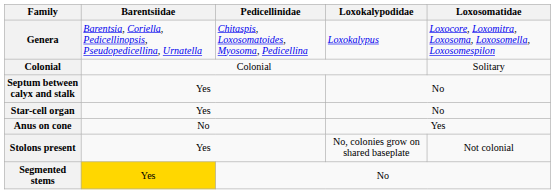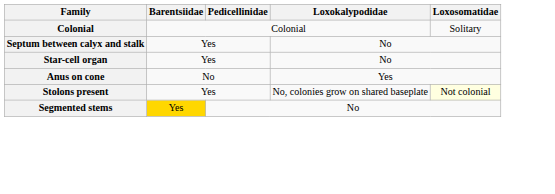- row: (43, 39)
(489, 148) no background -> (465, 92) lightyellow background
